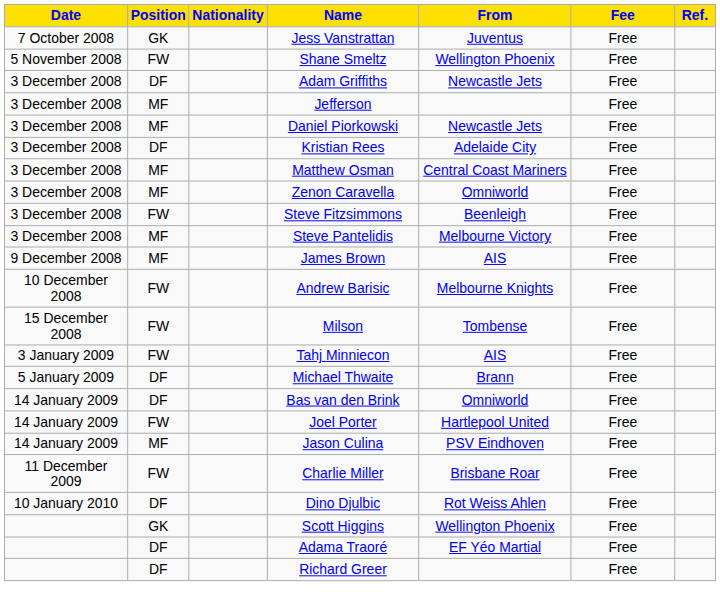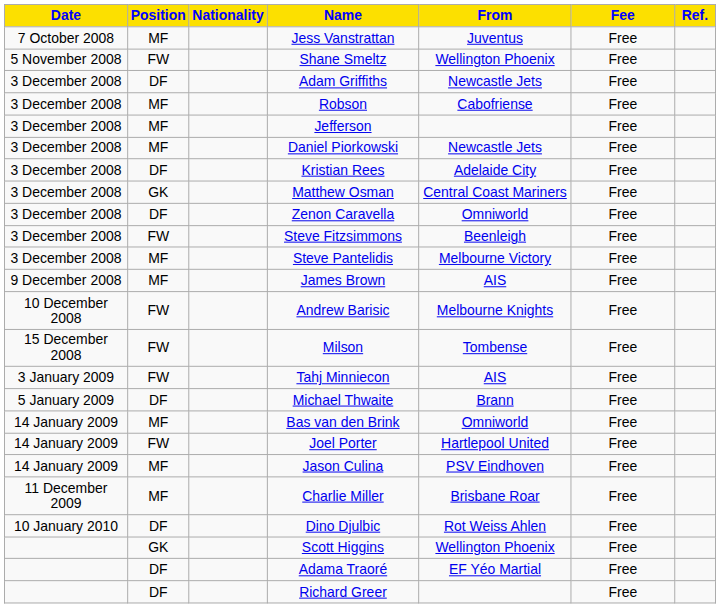(158, 38) GK -> (158, 38) MF
+ row: (343, 104)
(158, 170) MF -> (158, 192) GK
(158, 192) MF -> (158, 215) DF
(158, 400) DF -> (158, 422) MF
(158, 474) FW -> (158, 496) MF
